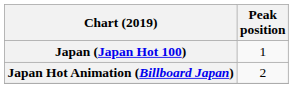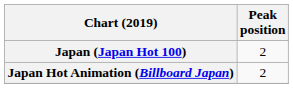(263, 51) 1 -> (263, 51) 2
